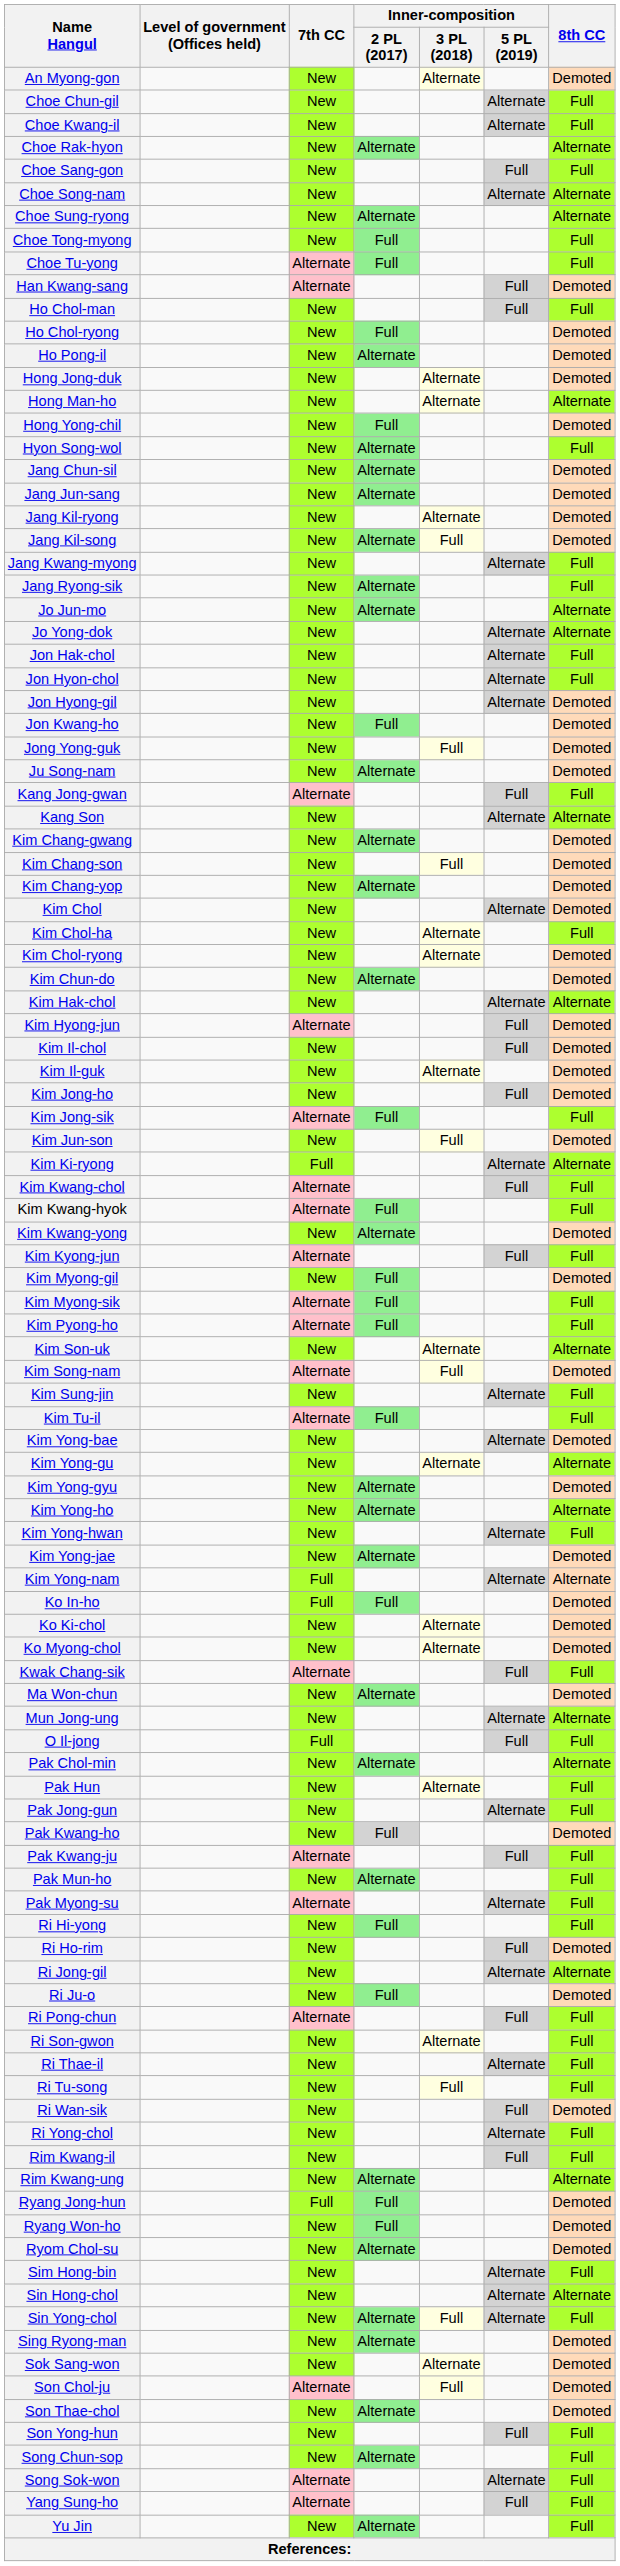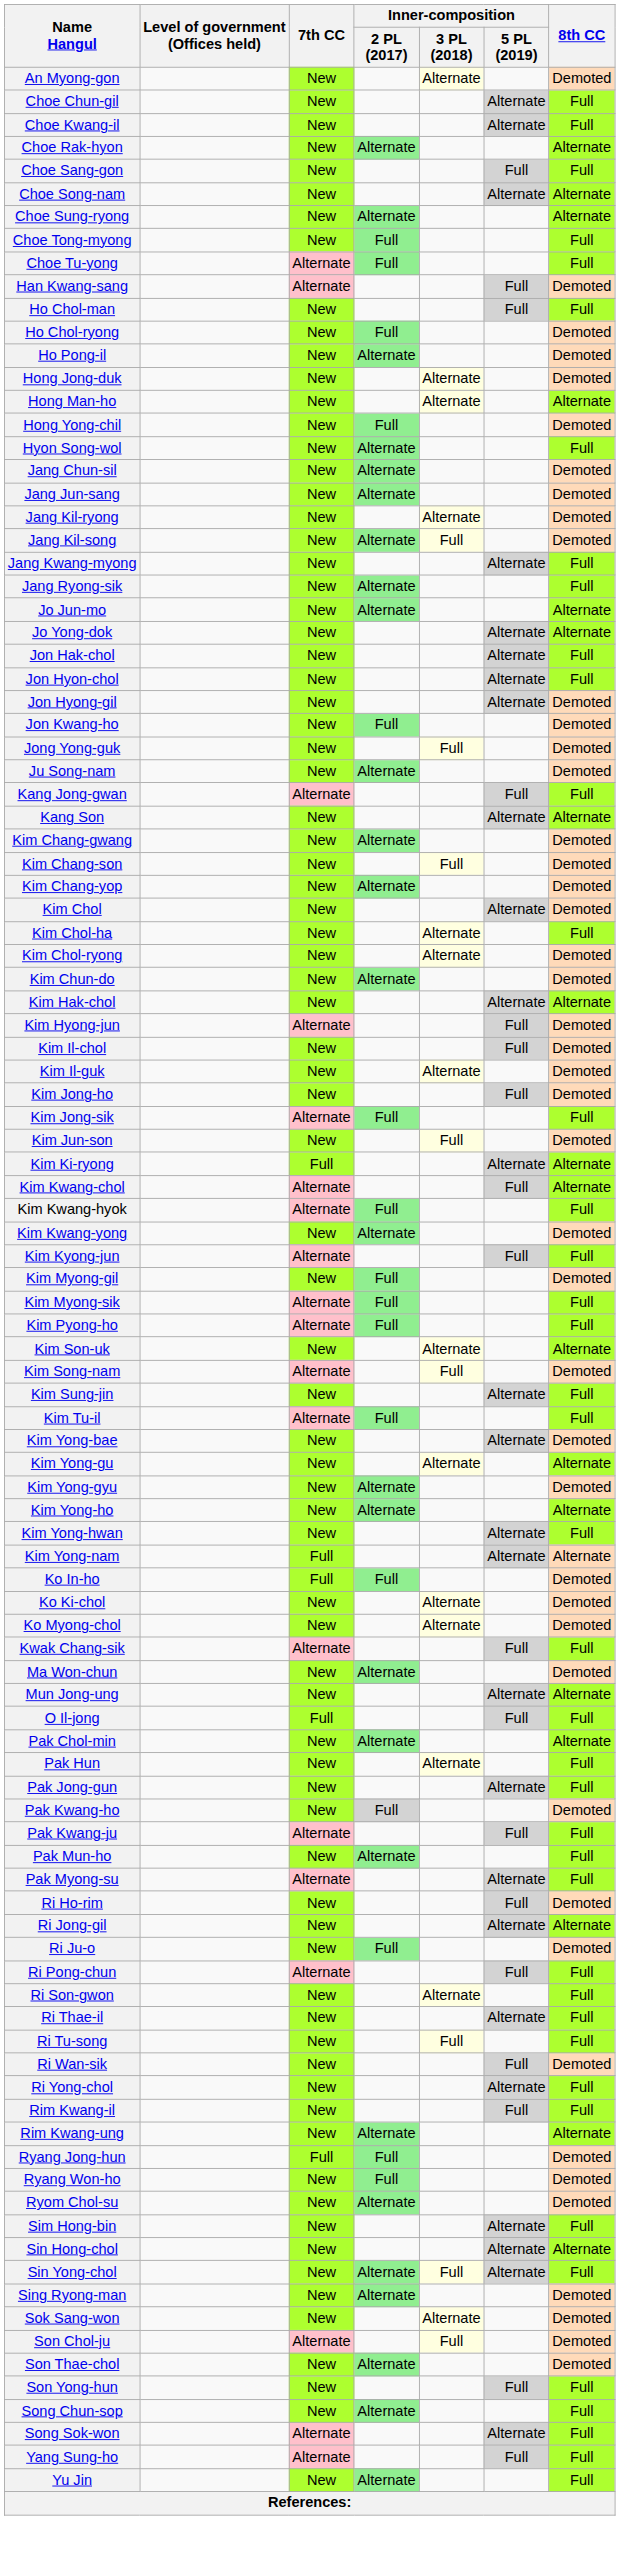(582, 1186) Full -> (582, 1186) Alternate
- row: (72, 1556)
- row: (72, 1925)
